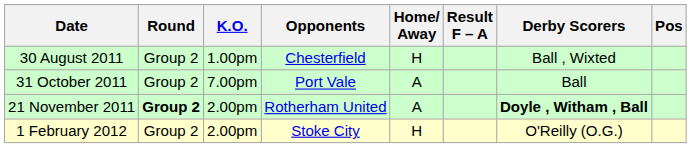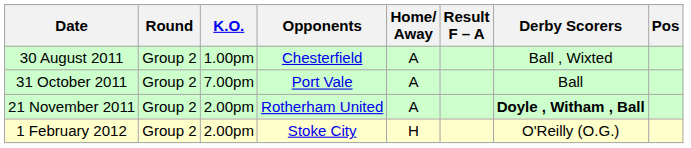(417, 58) H -> (413, 58) A
(171, 106) bold -> (169, 106) normal
